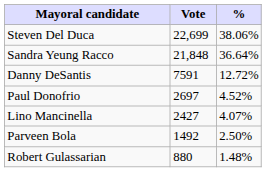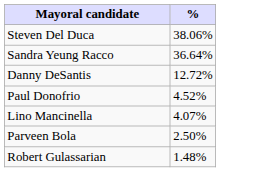- column: (193, 14)
